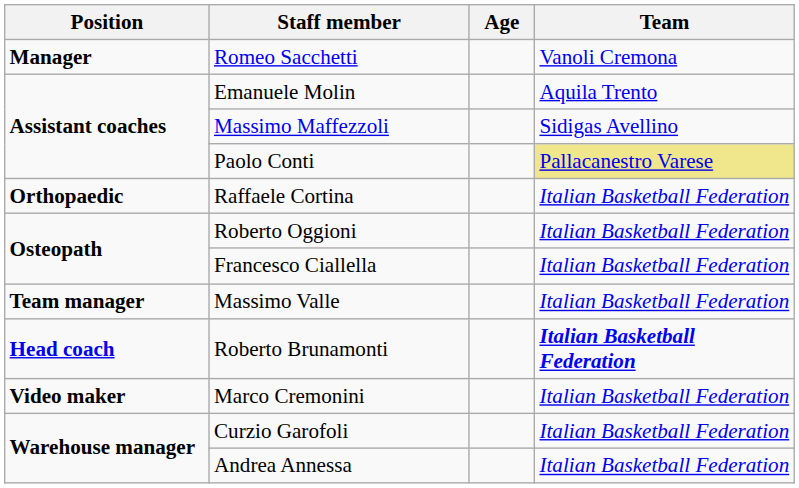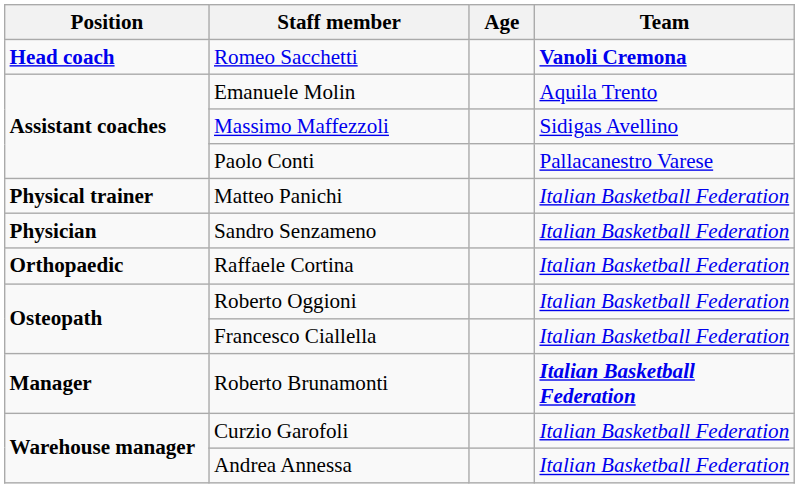(51, 56) Manager -> (62, 56) Head coach
(608, 56) normal -> (613, 56) bold
(626, 161) khaki background -> (626, 161) no background
+ row: (278, 196)
+ row: (295, 231)
- row: (277, 300)
(62, 348) Head coach -> (51, 382) Manager
- row: (289, 395)
